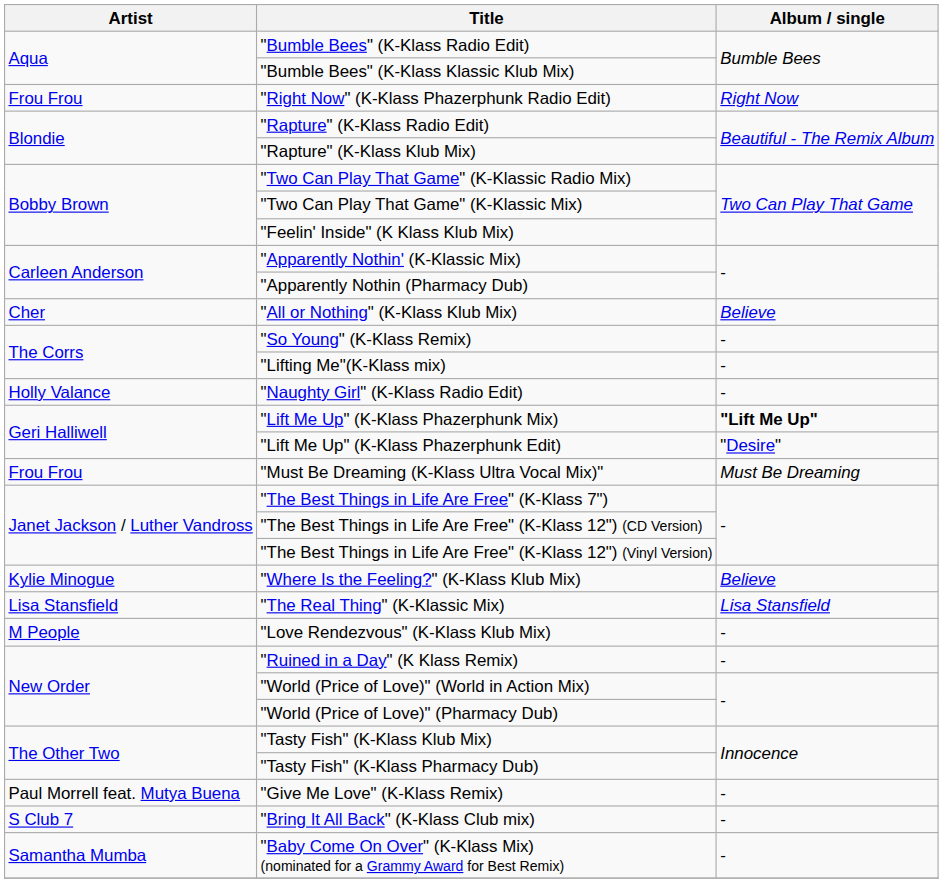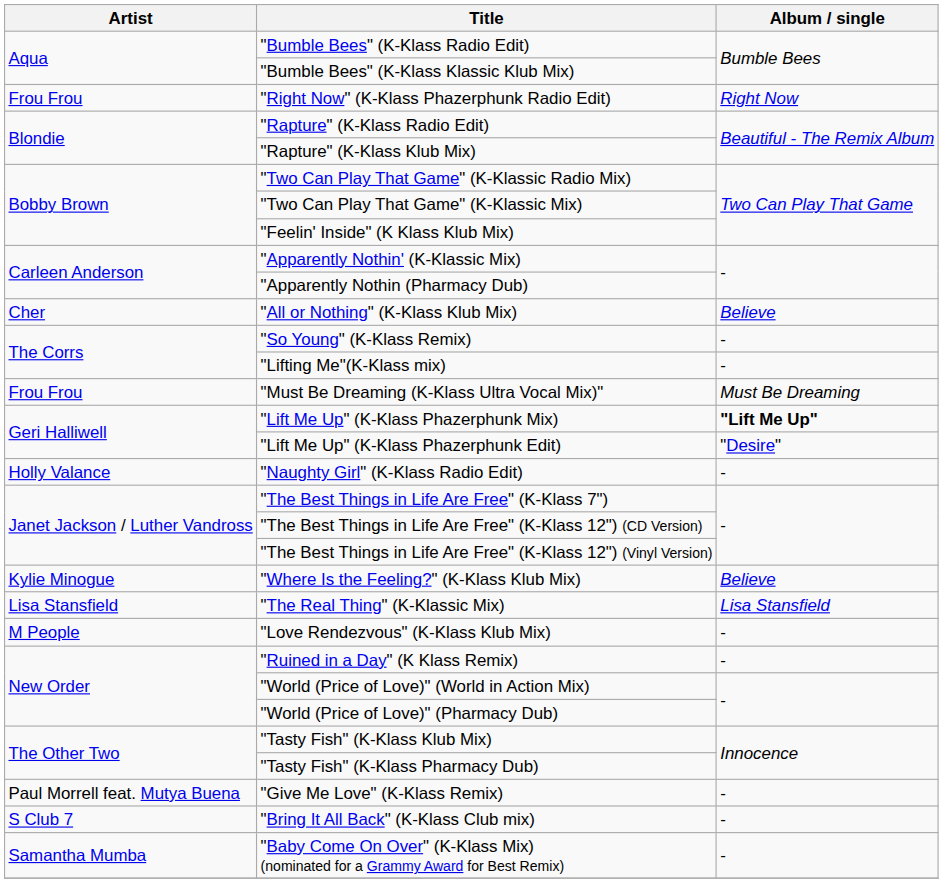rows swapped: (432, 472) <-> (392, 392)
